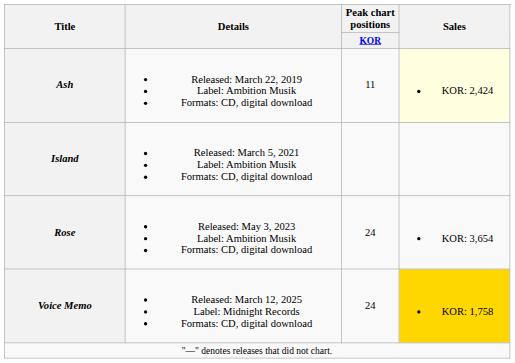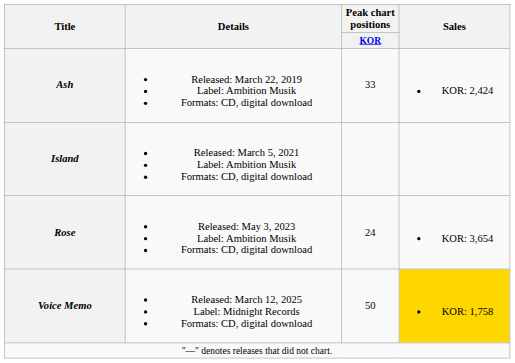(370, 85) 11 -> (370, 85) 33
(454, 91) lightyellow background -> (454, 91) no background
(370, 306) 24 -> (370, 306) 50
